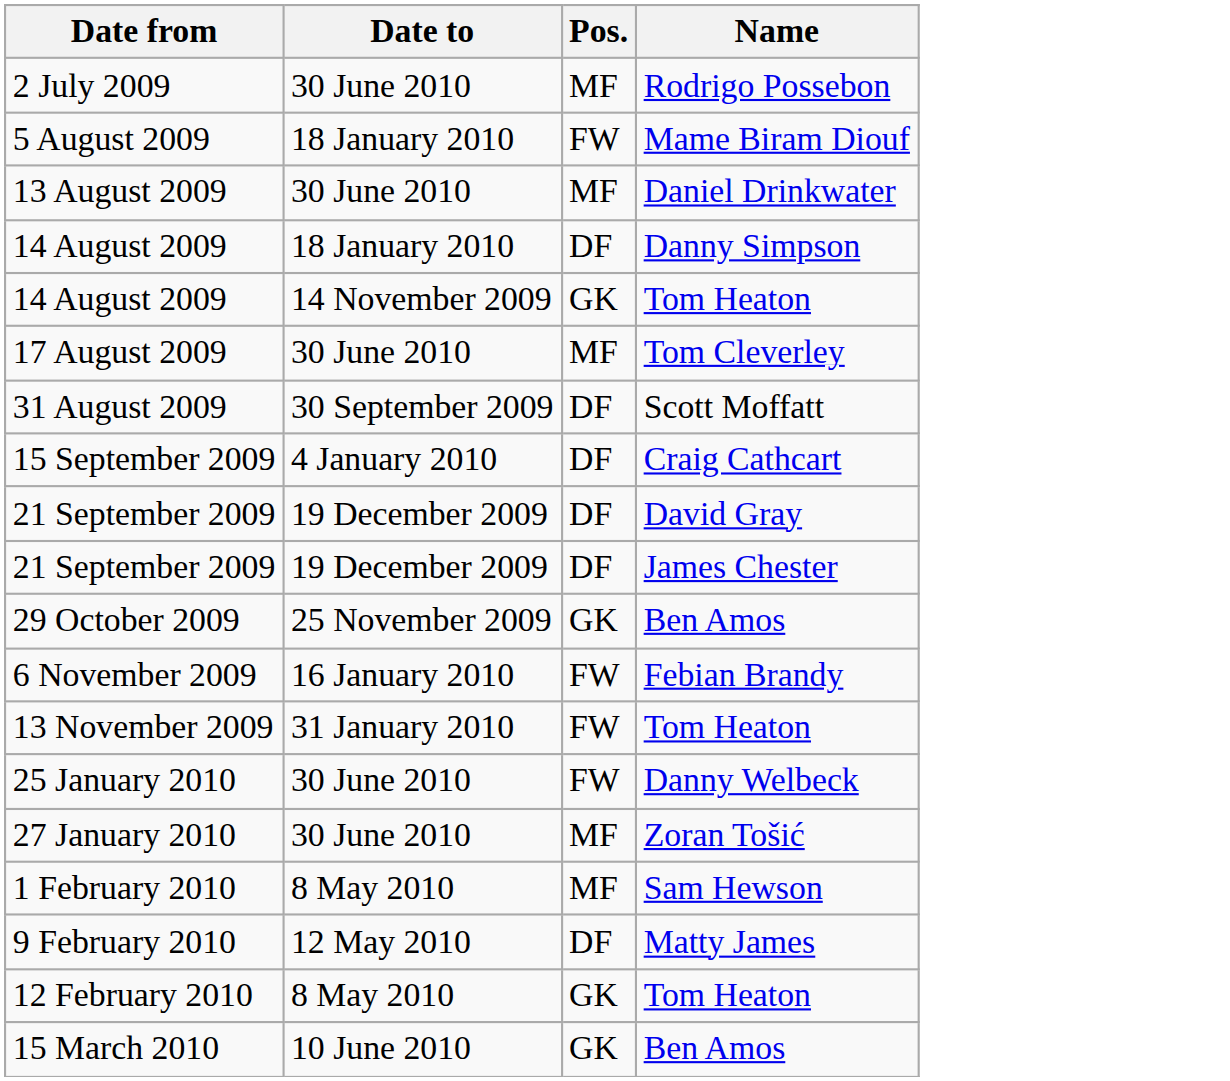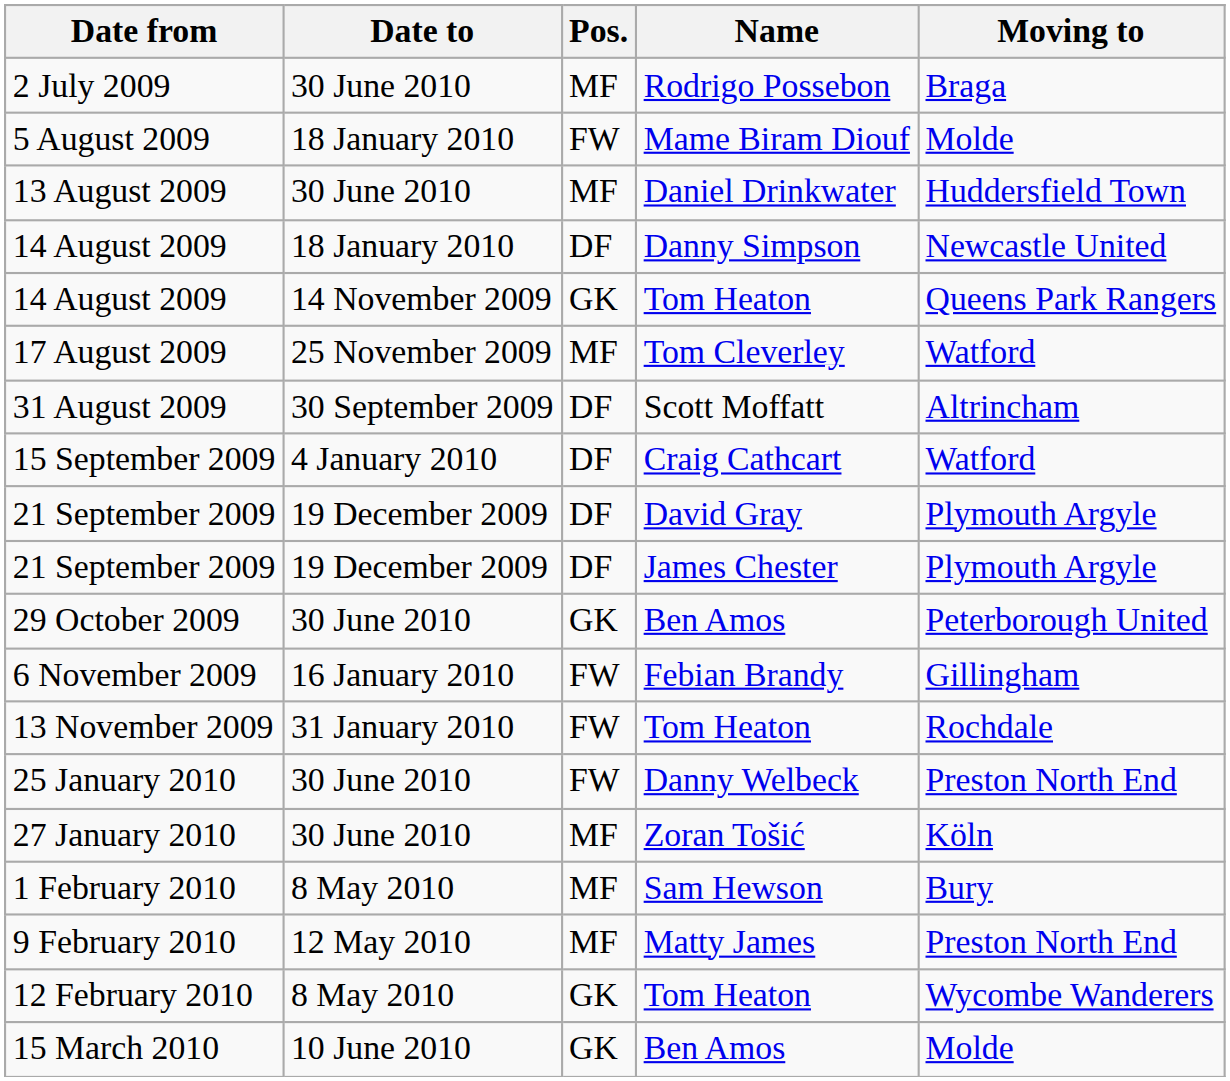+ column: (1071, 31)
(381, 352) 30 June 2010 -> (421, 352) 25 November 2009
(421, 620) 25 November 2009 -> (381, 620) 30 June 2010
(591, 941) DF -> (593, 941) MF
